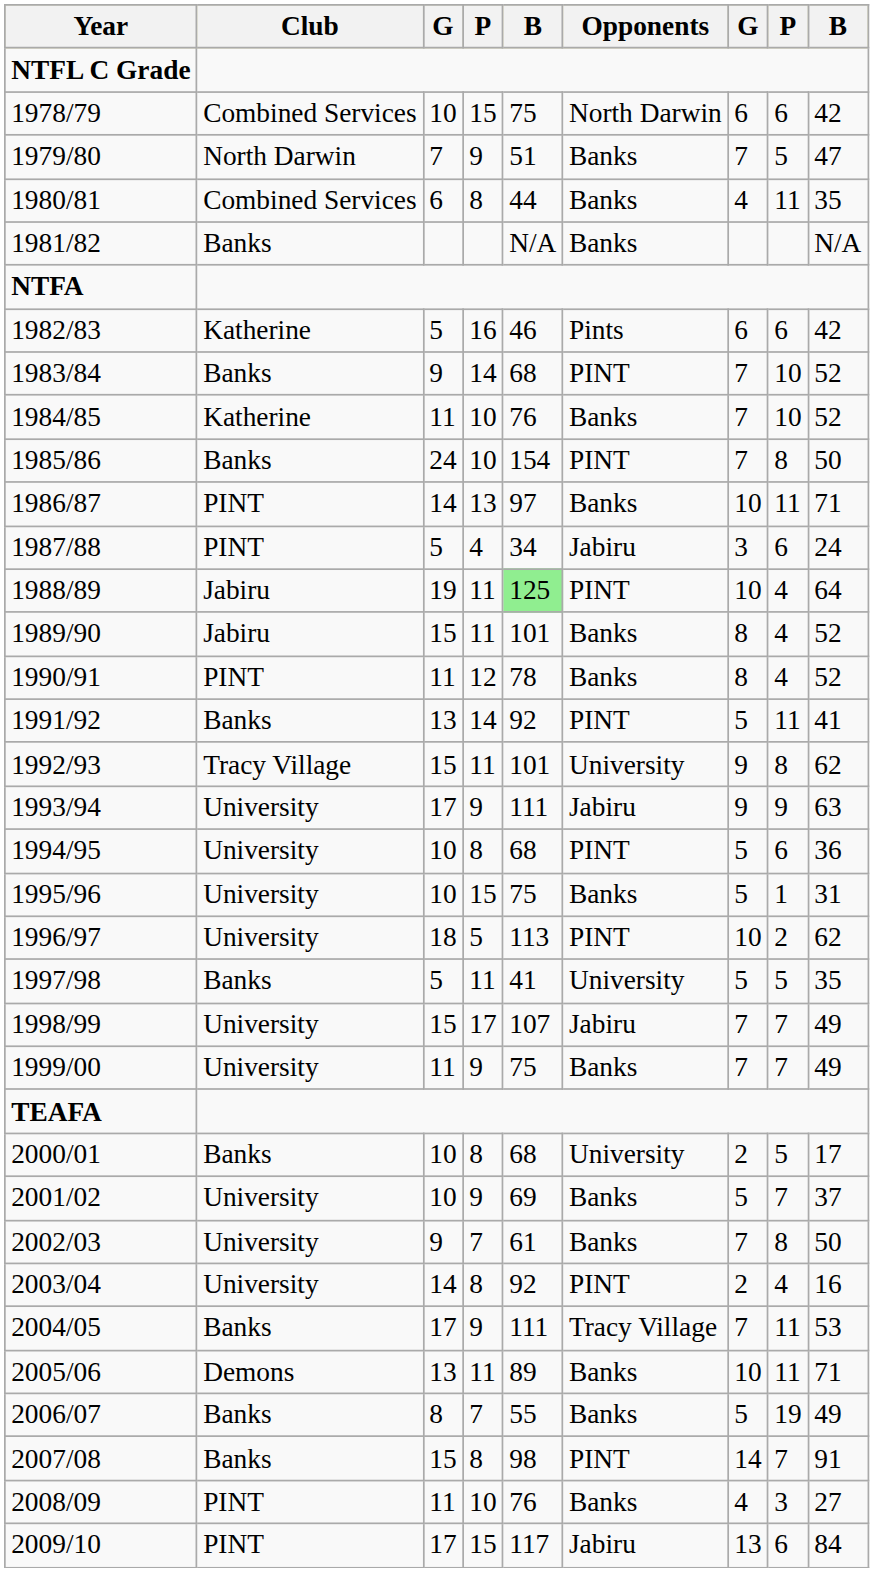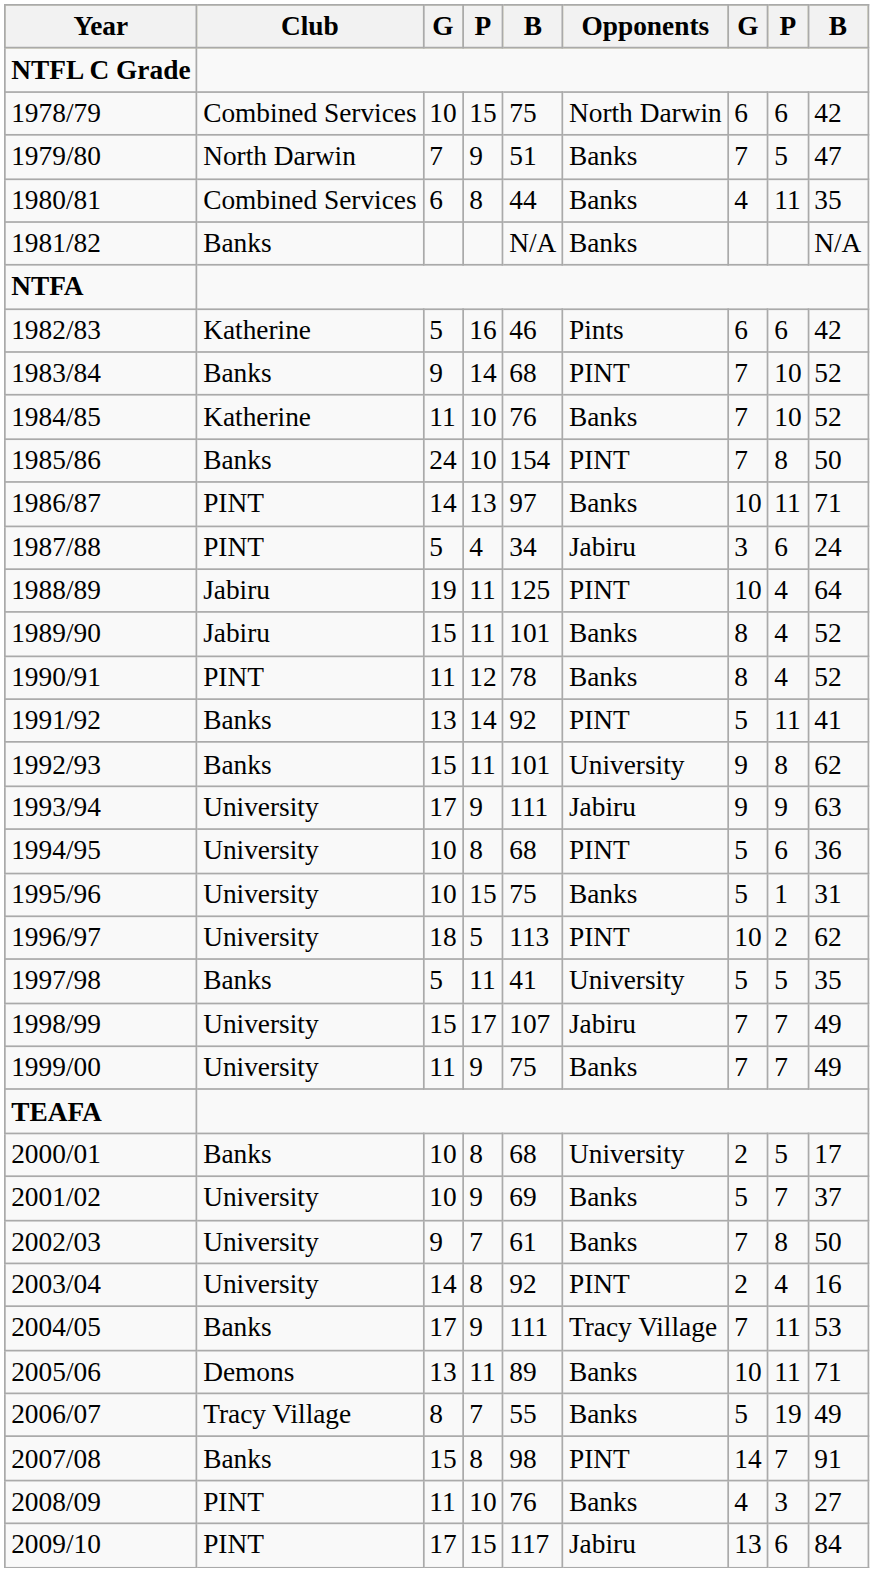(530, 590) lightgreen background -> (530, 590) no background
(277, 763) Tracy Village -> (237, 763) Banks
(237, 1414) Banks -> (277, 1414) Tracy Village
